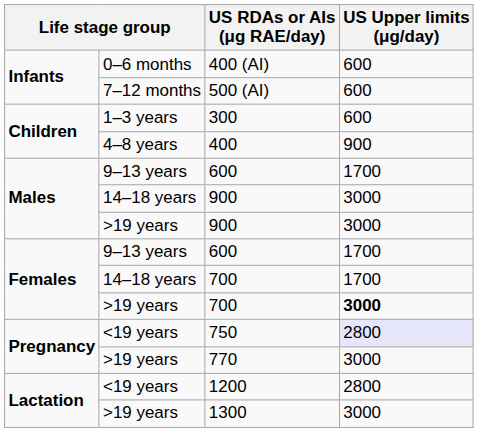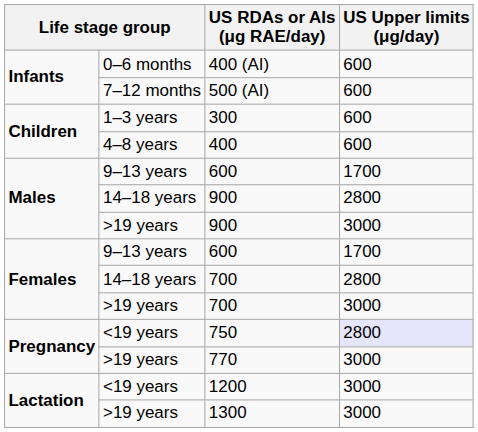(357, 144) 900 -> (357, 144) 600
(362, 198) 3000 -> (362, 198) 2800
(362, 279) 1700 -> (362, 279) 2800
(362, 306) bold -> (362, 306) normal
(362, 386) 2800 -> (362, 386) 3000
